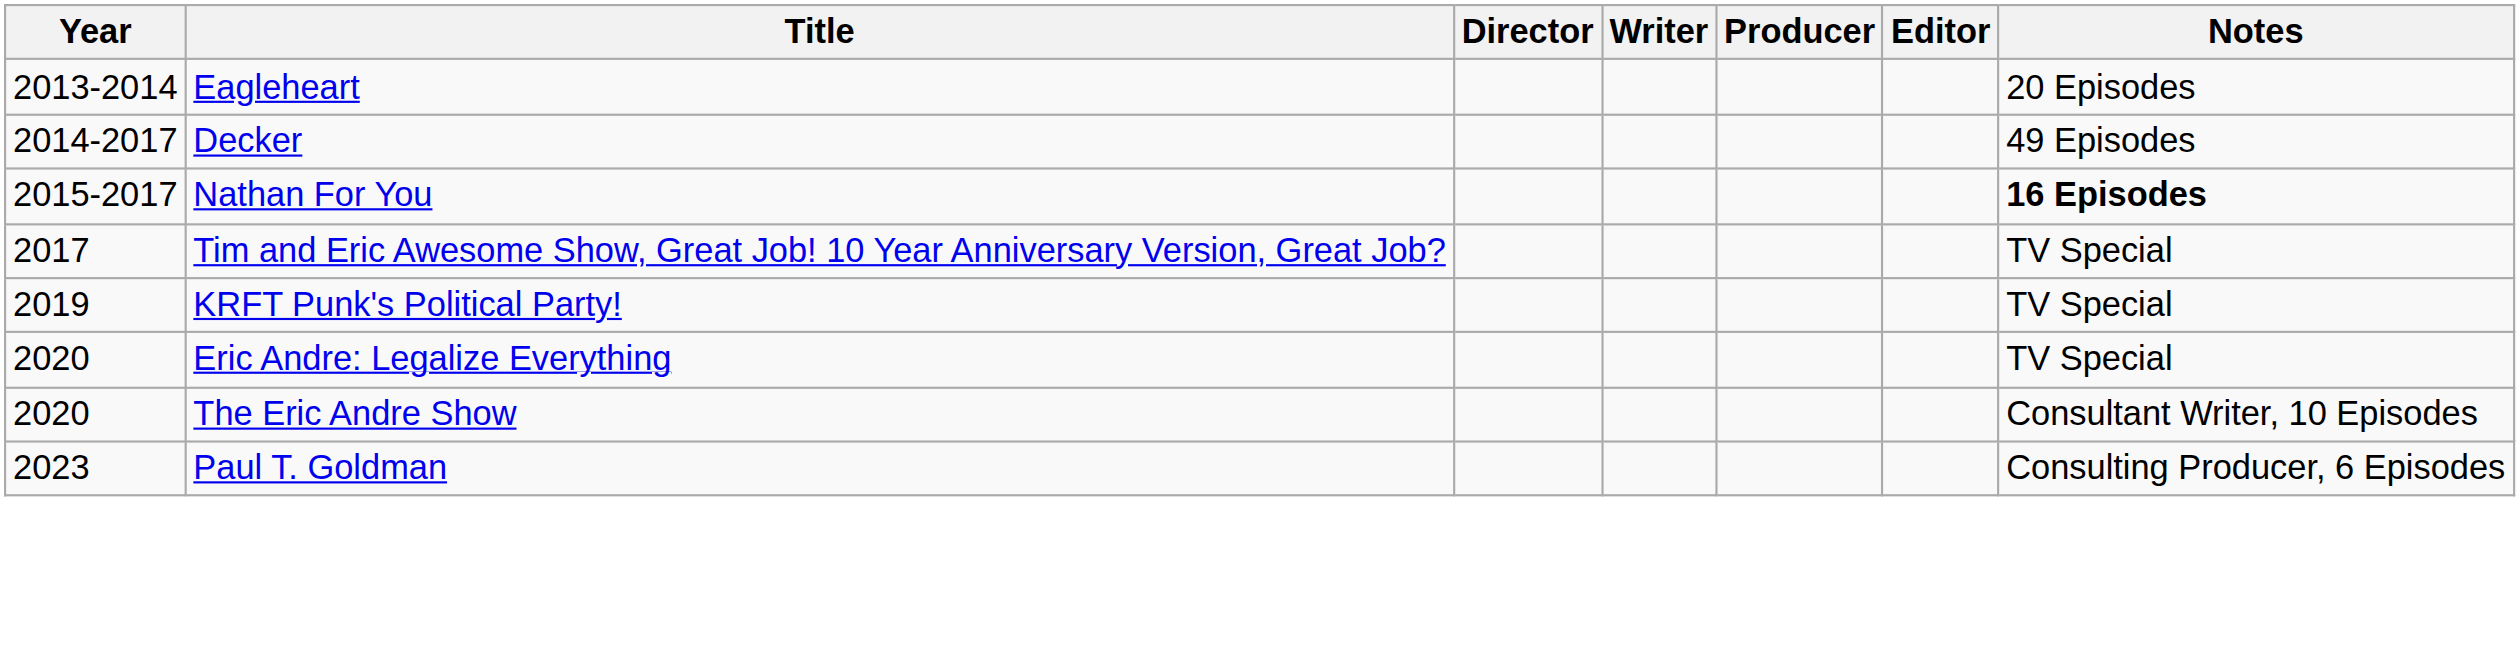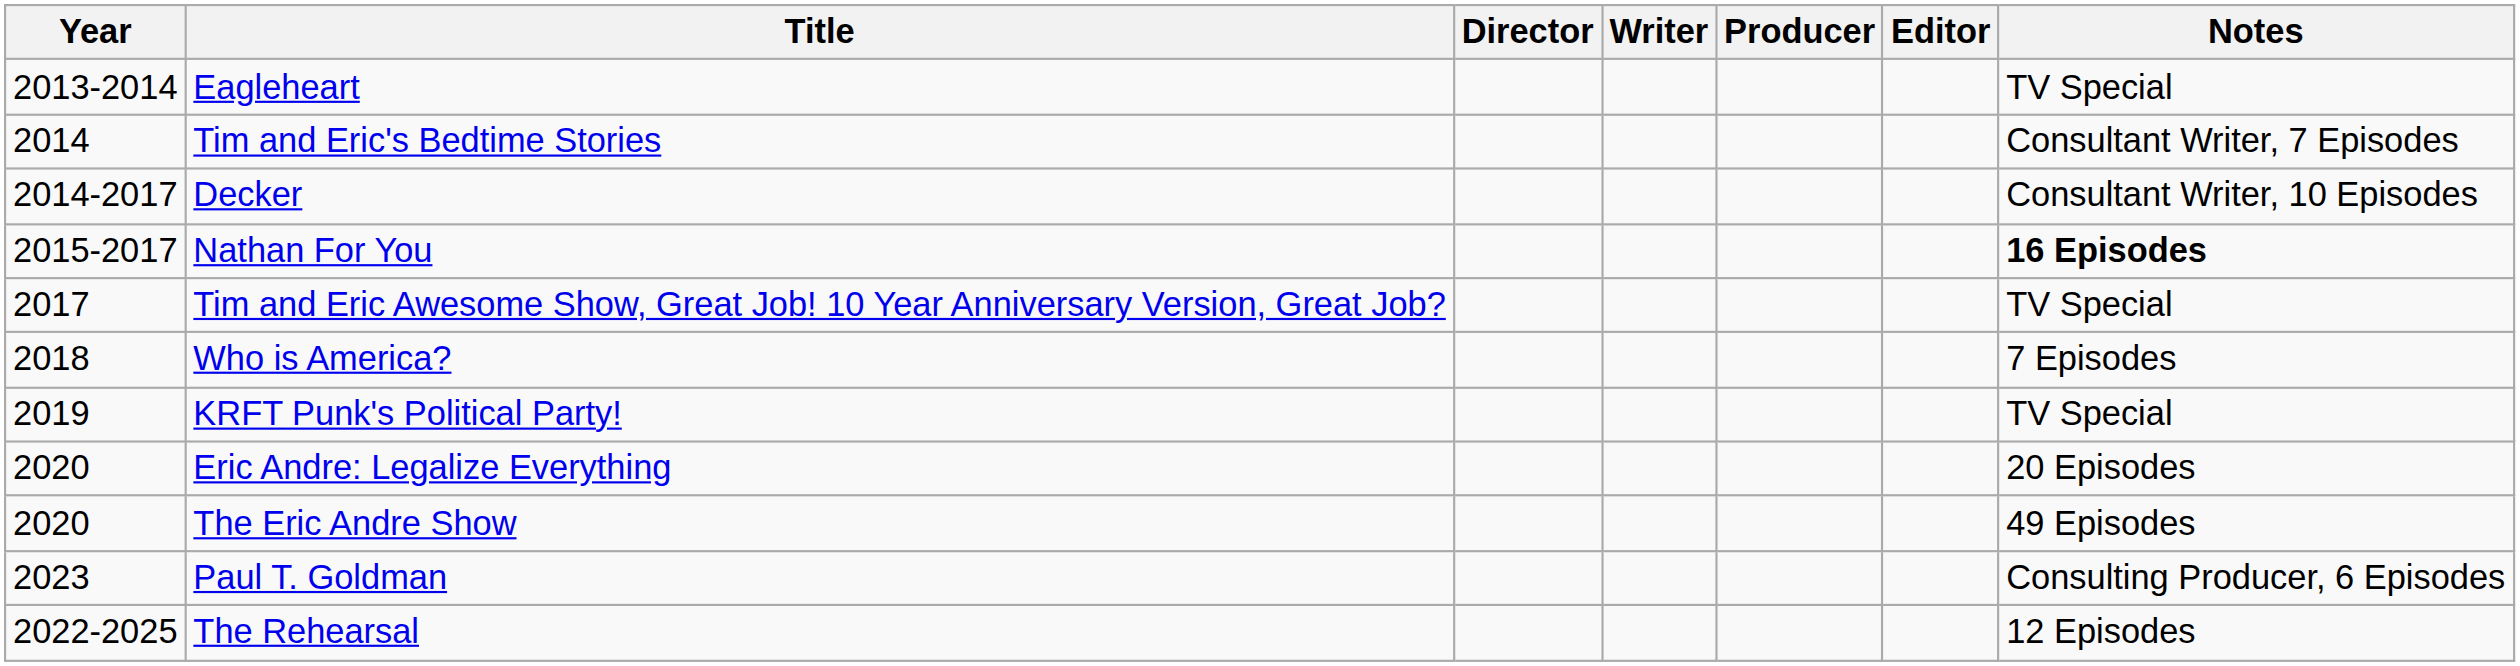(2101, 86) 20 Episodes -> (2089, 86) TV Special
+ row: (427, 140)
(2101, 140) 49 Episodes -> (2242, 195) Consultant Writer, 10 Episodes
+ row: (322, 359)
(2089, 359) TV Special -> (2101, 468) 20 Episodes
(2242, 413) Consultant Writer, 10 Episodes -> (2101, 522) 49 Episodes
+ row: (306, 631)
